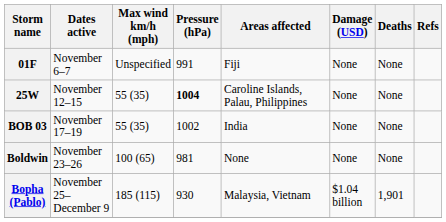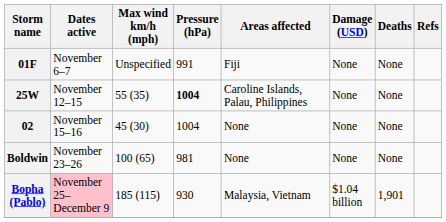+ row: (28, 126)
- row: (28, 126)
(81, 195) no background -> (81, 195) pink background
